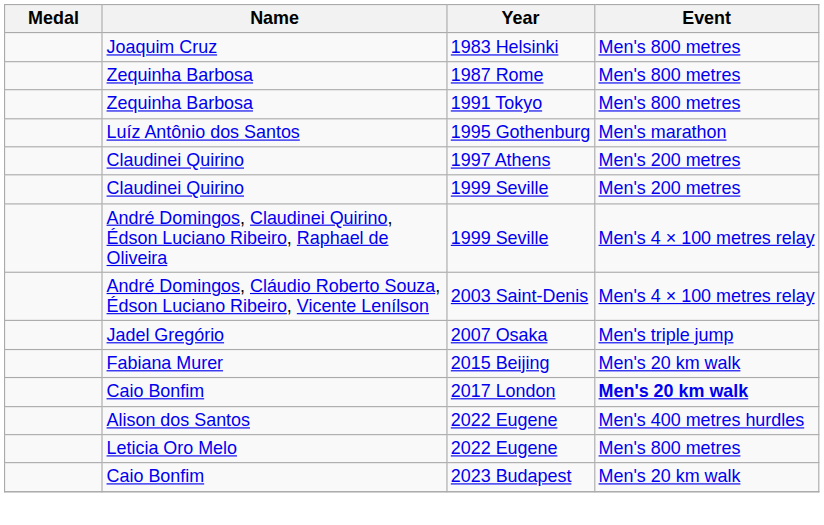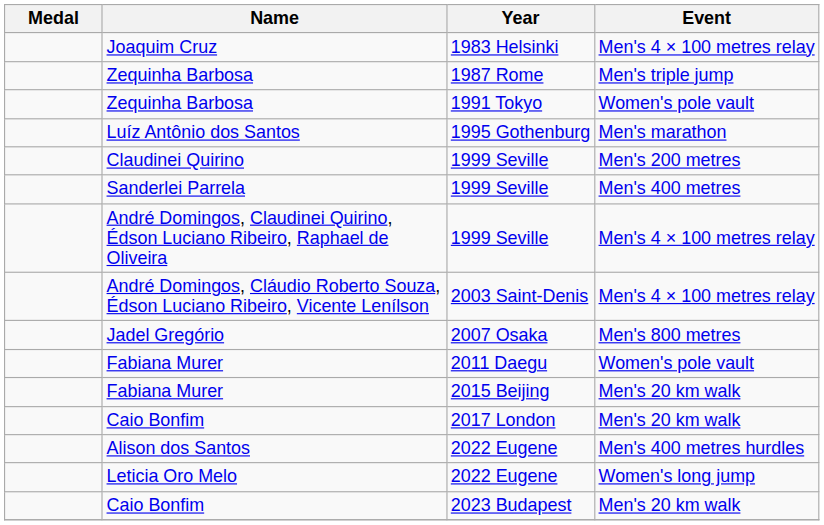(669, 47) Men's 800 metres -> (707, 47) Men's 4 × 100 metres relay
(669, 75) Men's 800 metres -> (666, 75) Men's triple jump
(669, 103) Men's 800 metres -> (676, 103) Women's pole vault
- row: (175, 160)
+ row: (176, 189)
(666, 334) Men's triple jump -> (669, 334) Men's 800 metres
+ row: (165, 363)
(673, 391) bold -> (669, 420) normal
(669, 448) Men's 800 metres -> (677, 477) Women's long jump
